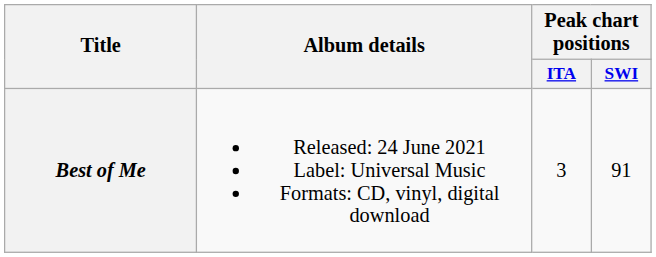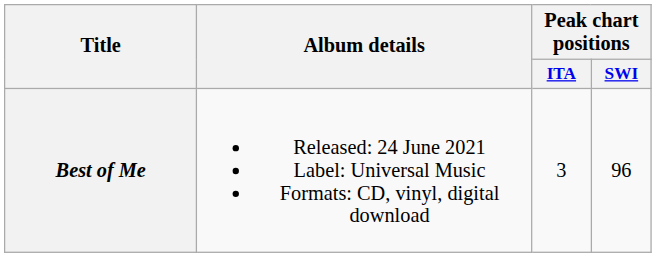(621, 170) 91 -> (621, 170) 96
